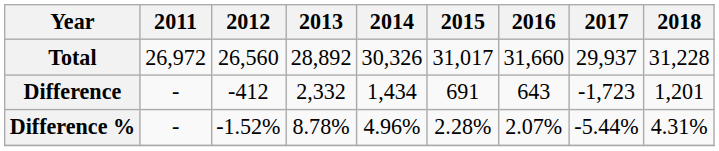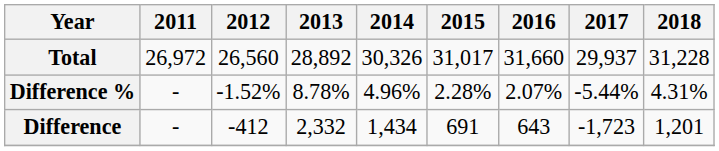rows swapped: (72, 92) <-> (72, 127)
